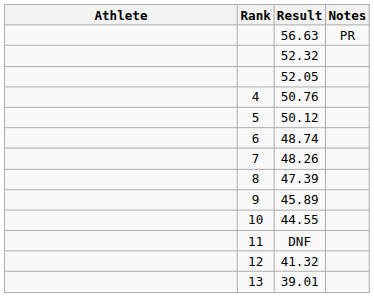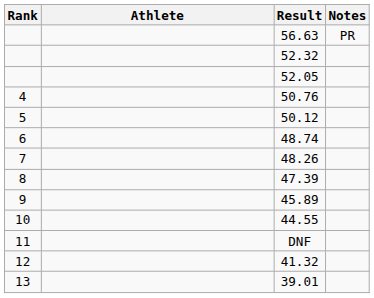columns swapped: (256, 15) <-> (121, 15)
